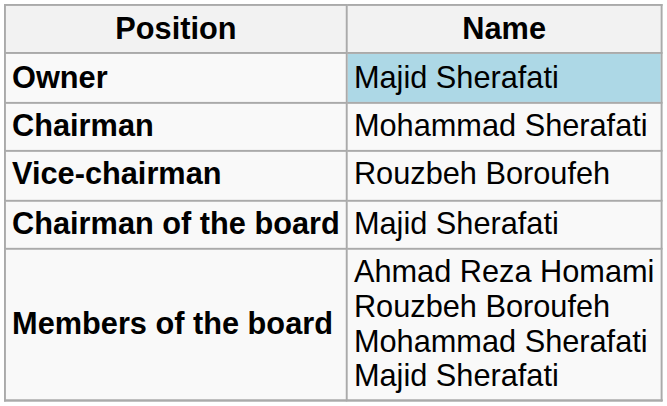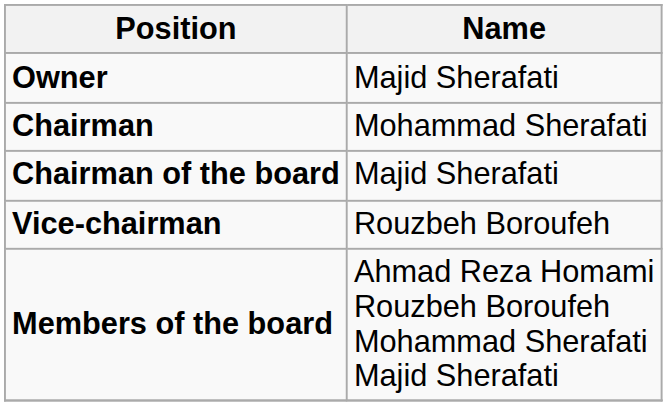(456, 77) lightblue background -> (456, 77) no background
rows swapped: (117, 175) <-> (176, 223)
